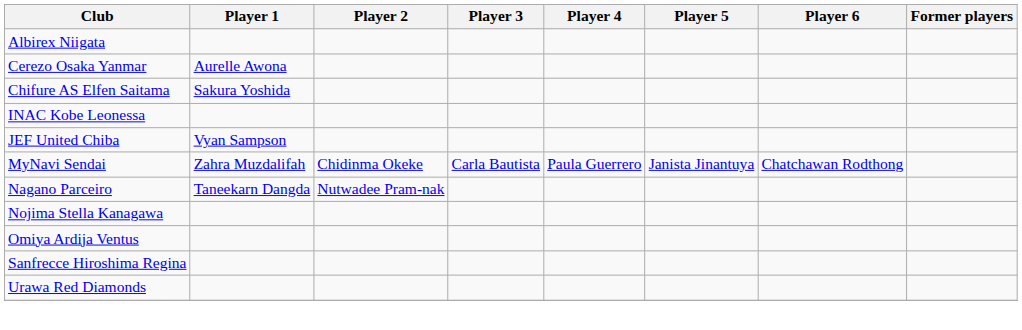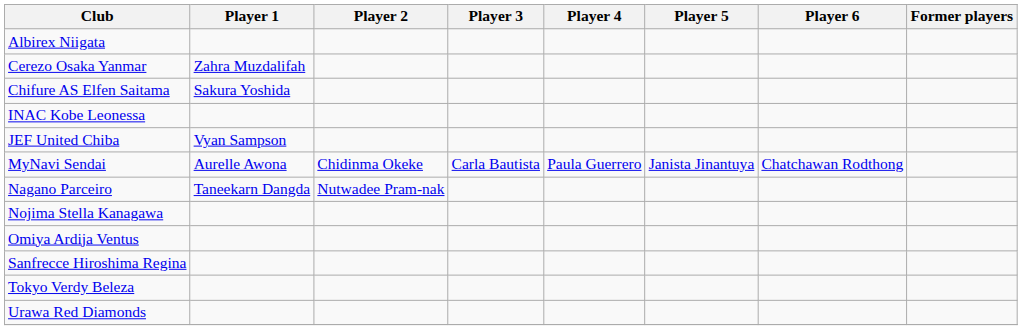(240, 66) Aurelle Awona -> (249, 66) Zahra Muzdalifah
(249, 164) Zahra Muzdalifah -> (240, 164) Aurelle Awona
+ row: (71, 287)
